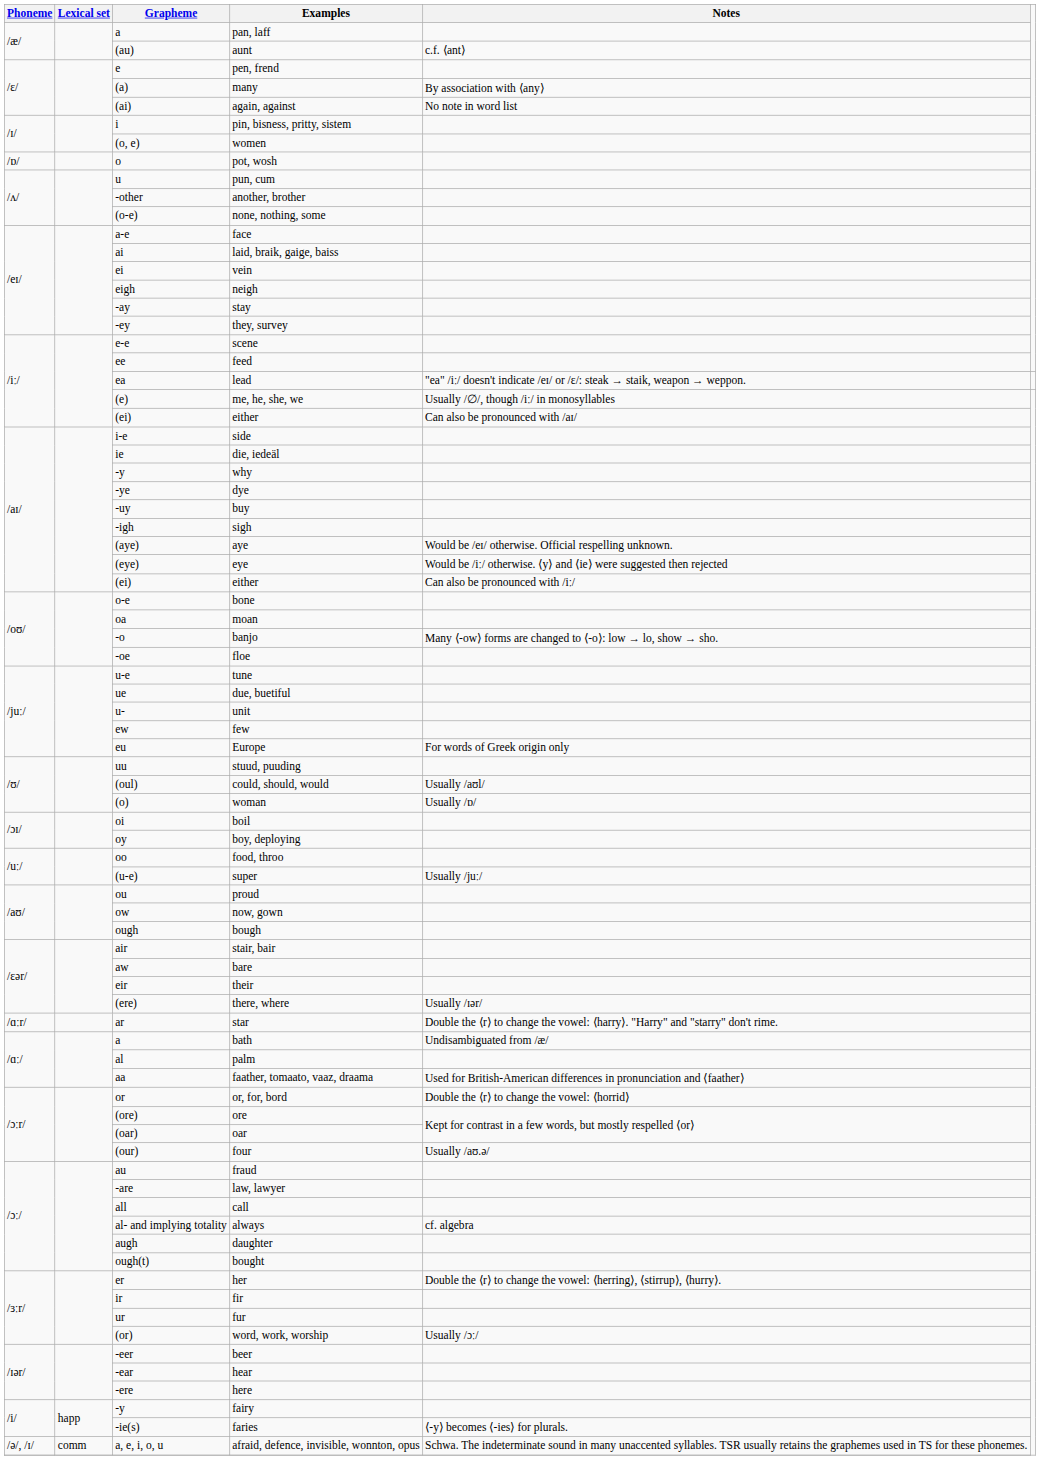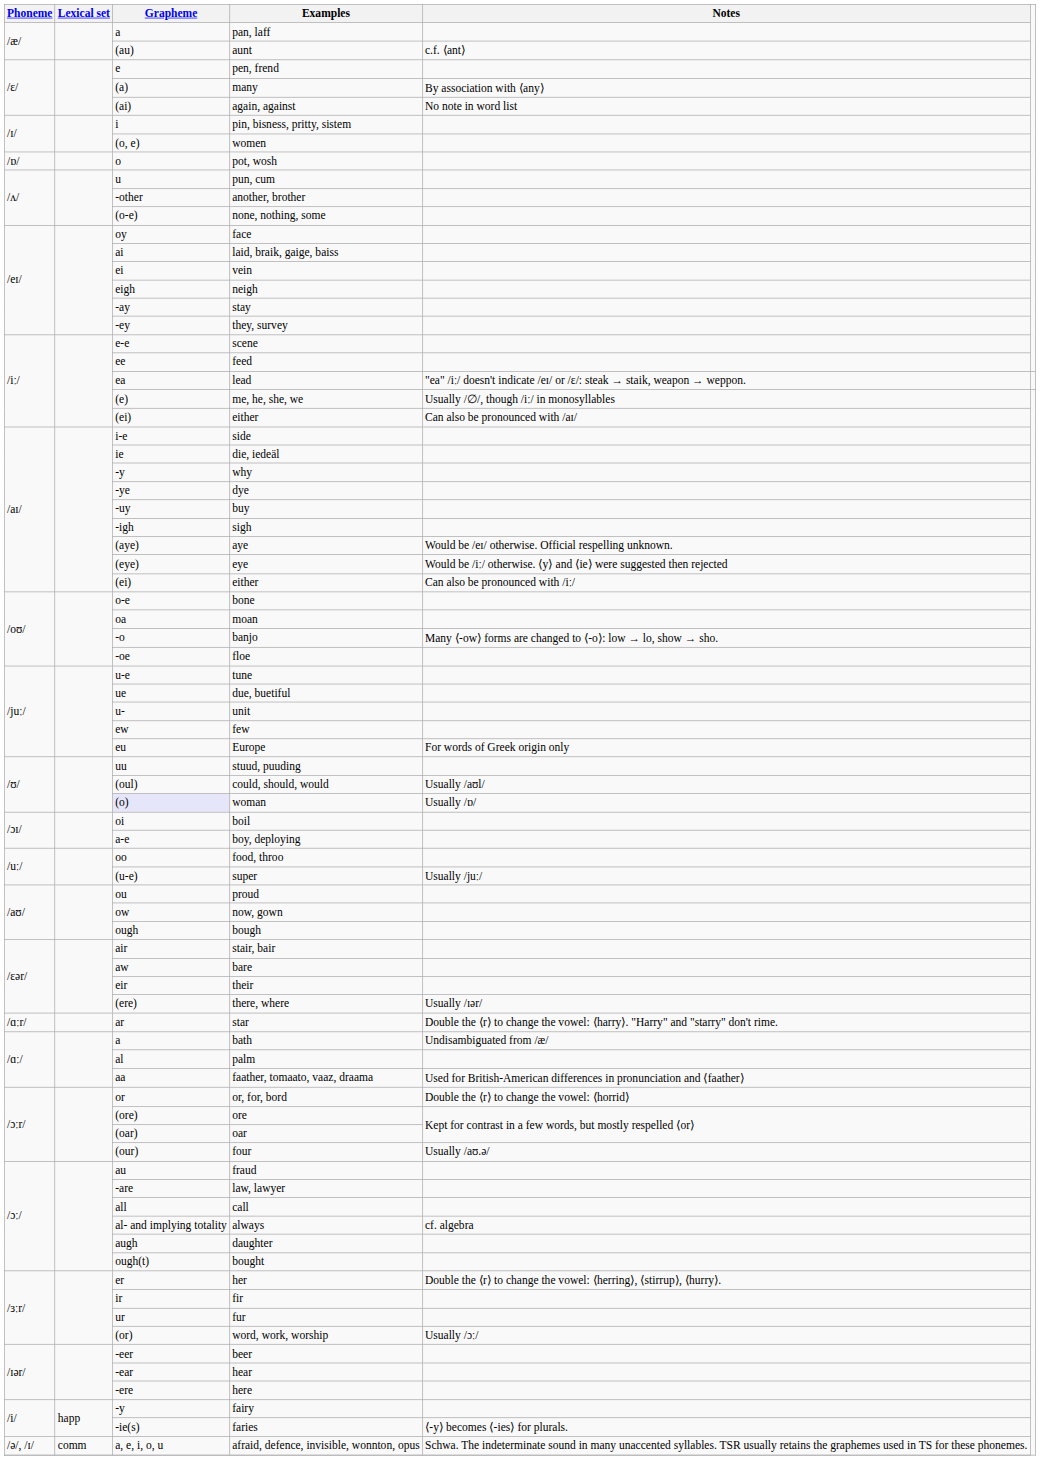(122, 234) a-e -> (121, 234) oy
(122, 802) no background -> (122, 802) lavender background
(121, 839) oy -> (122, 839) a-e
